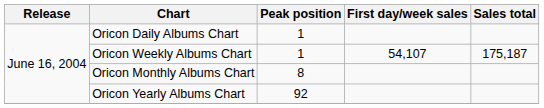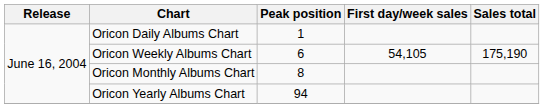(301, 53) 1 -> (301, 53) 6
(407, 53) 54,107 -> (407, 53) 54,105
(505, 53) 175,187 -> (505, 53) 175,190
(301, 93) 92 -> (301, 93) 94
